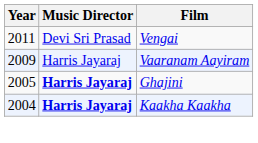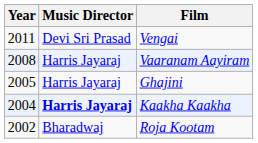(22, 60) 2009 -> (22, 60) 2008
(87, 82) bold -> (82, 82) normal
+ row: (177, 127)
